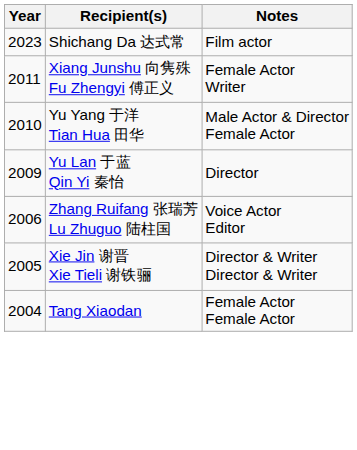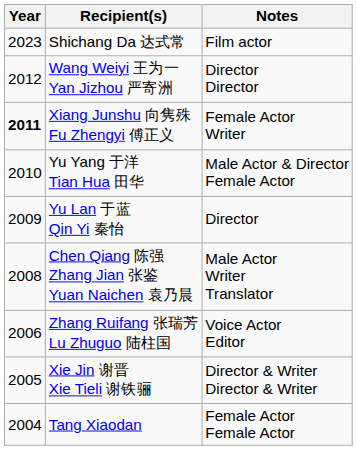+ row: (114, 78)
(24, 79) normal -> (24, 125) bold
+ row: (121, 276)
